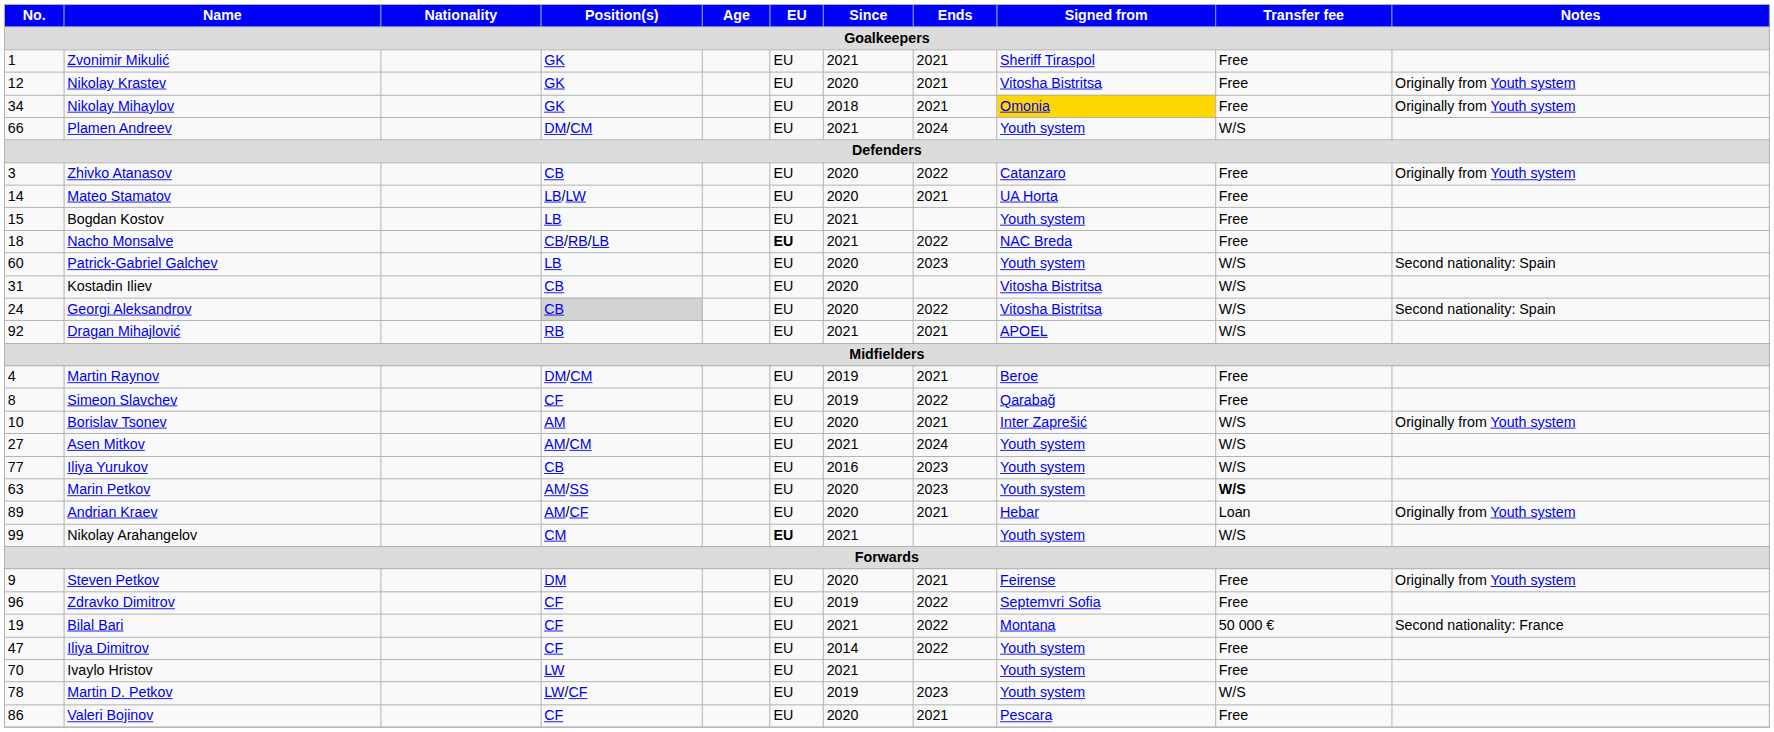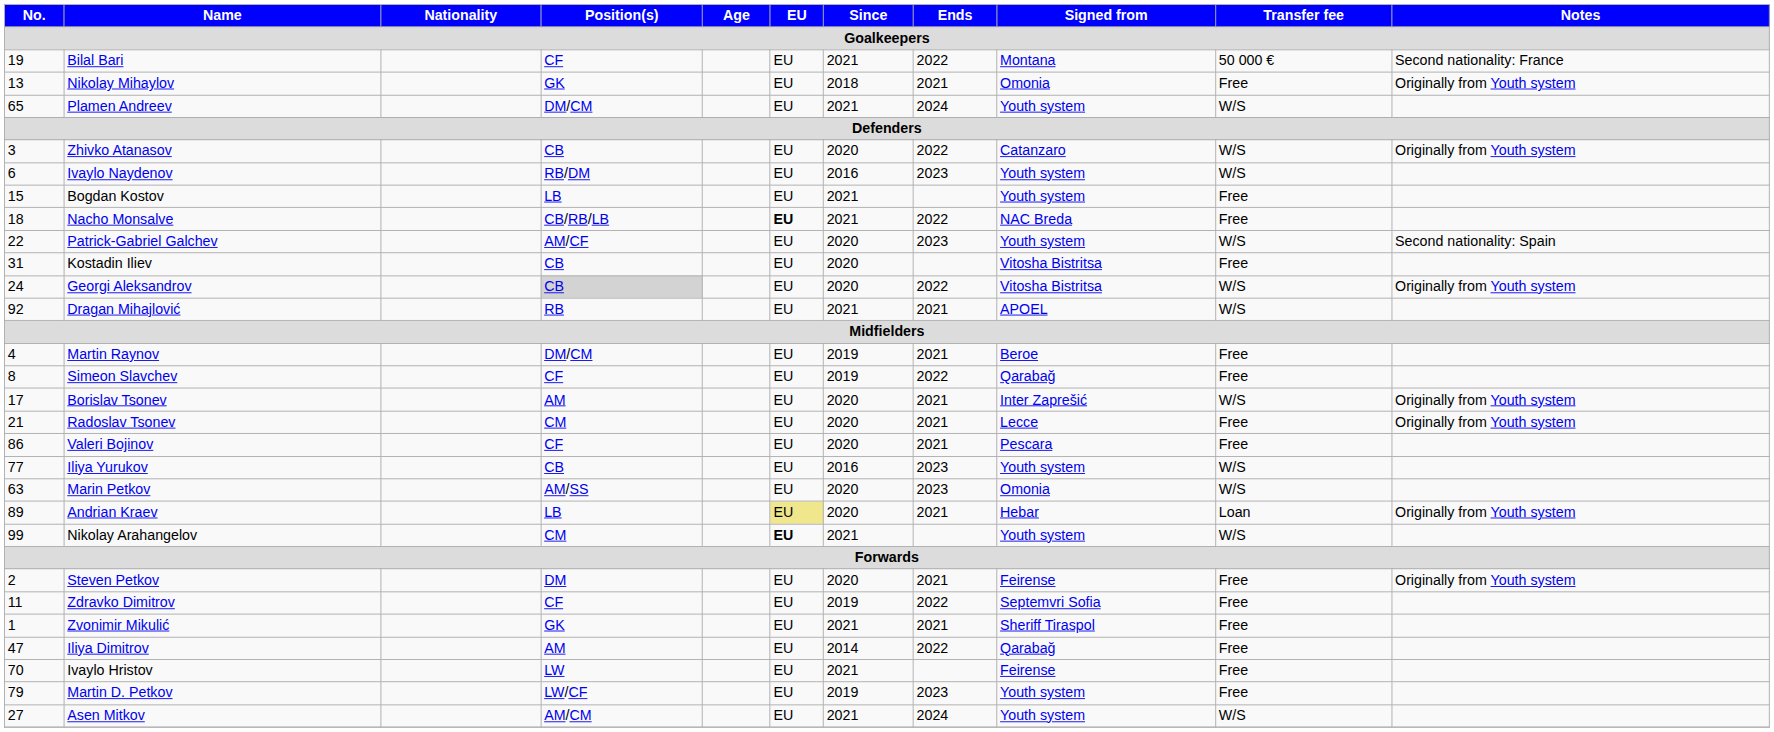rows swapped: (118, 60) <-> (95, 625)
- row: (117, 83)
(16, 106) 34 -> (16, 83) 13
(1025, 106) gold background -> (1025, 83) no background
(16, 128) 66 -> (16, 106) 65
(1234, 173) Free -> (1232, 151) W/S
+ row: (120, 173)
- row: (119, 196)
(16, 264) 60 -> (16, 241) 22
(553, 264) LB -> (566, 241) AM/CF
(1232, 286) W/S -> (1234, 264) Free
(1475, 309) Second nationality: Spain -> (1485, 286) Originally from Youth system
(16, 422) 10 -> (16, 399) 17
+ row: (121, 422)
rows swapped: (106, 444) <-> (110, 715)
(1043, 490) Youth system -> (1025, 490) Omonia
(1232, 490) bold -> (1232, 490) normal
(566, 512) AM/CF -> (553, 512) LB
(783, 512) no background -> (783, 512) khaki background
(12, 580) 9 -> (12, 580) 2
(16, 602) 96 -> (15, 602) 11
(554, 648) CF -> (555, 648) AM
(1043, 648) Youth system -> (1028, 648) Qarabağ
(1043, 670) Youth system -> (1028, 670) Feirense
(16, 693) 78 -> (16, 693) 79
(1232, 693) W/S -> (1234, 693) Free
